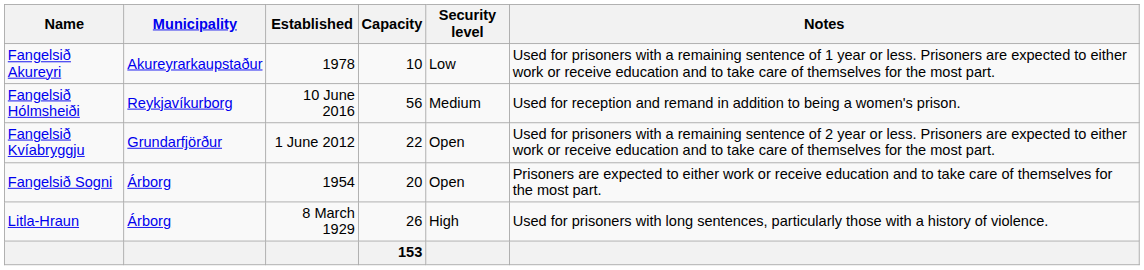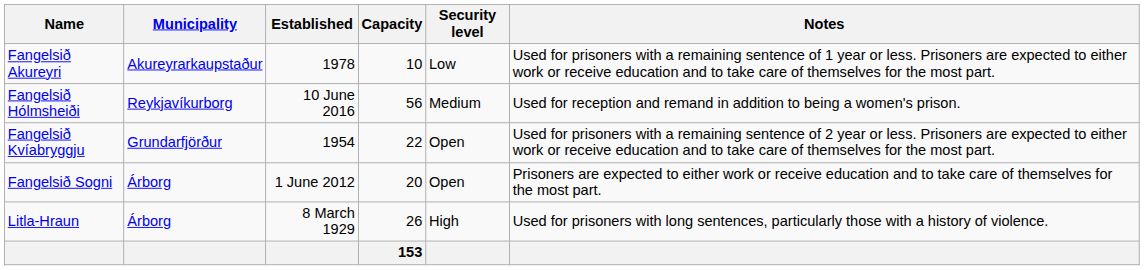(315, 142) 1 June 2012 -> (339, 142) 1954
(339, 182) 1954 -> (315, 182) 1 June 2012
